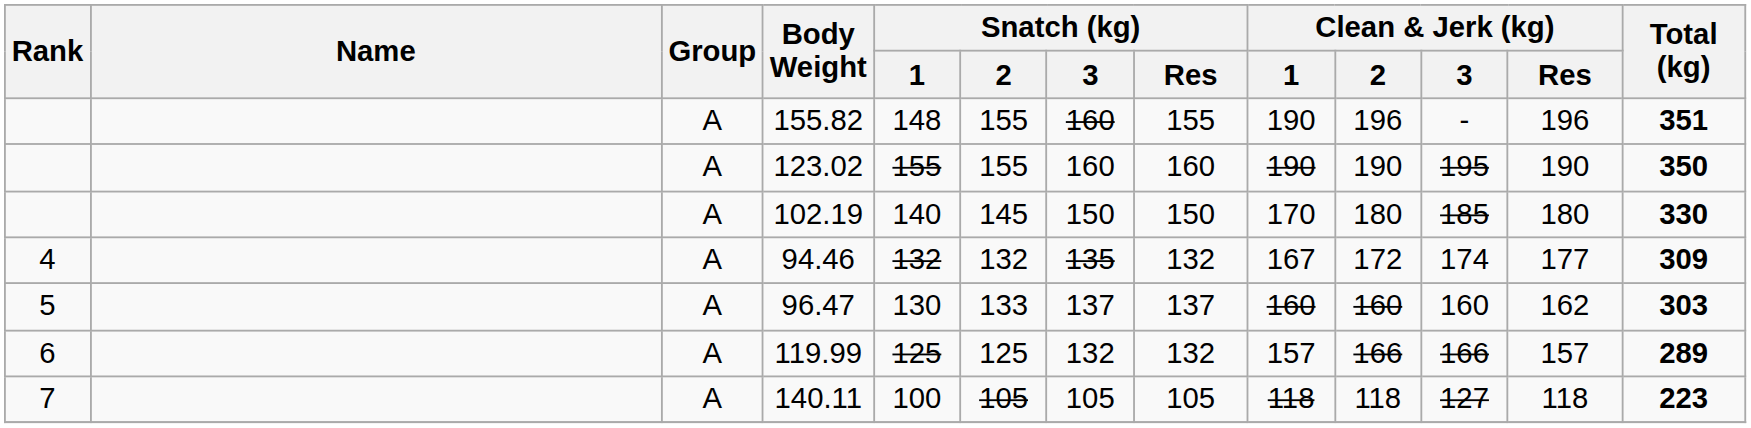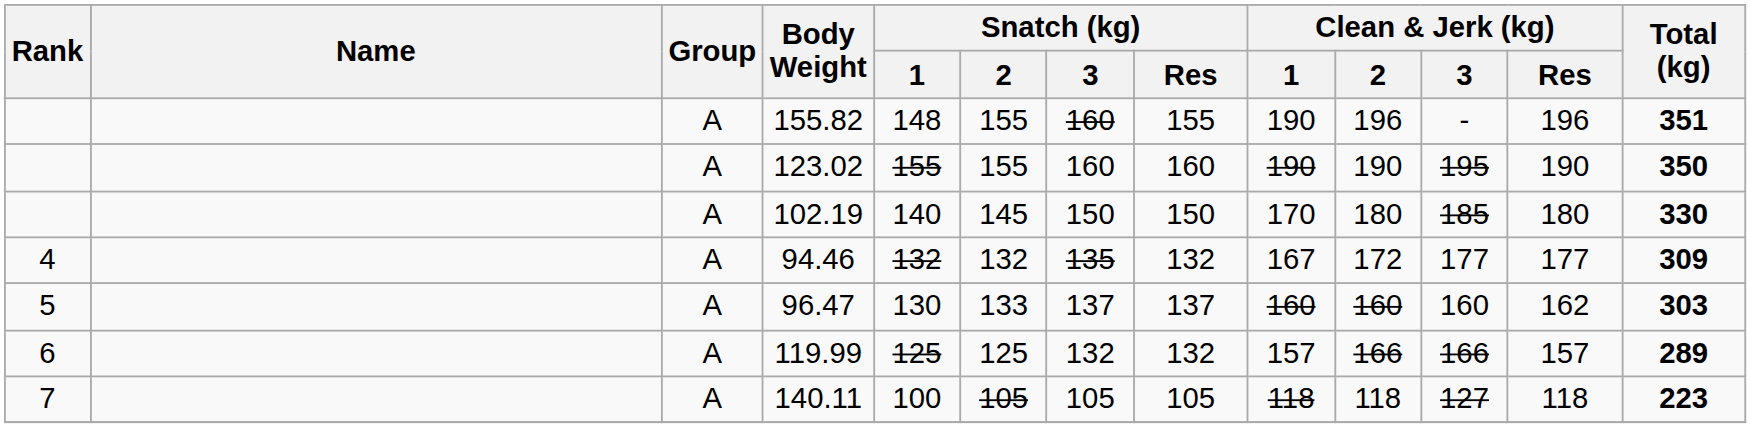(1464, 259) 174 -> (1464, 259) 177
